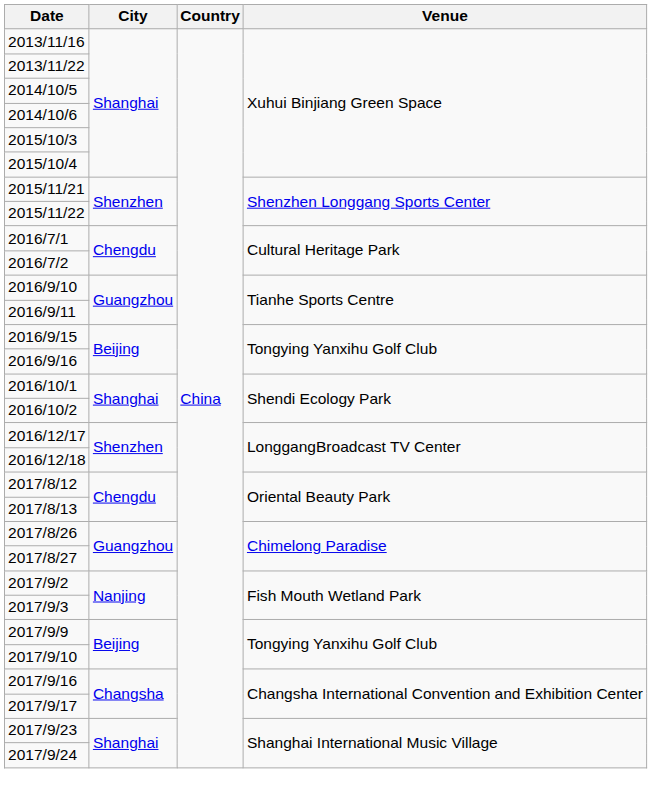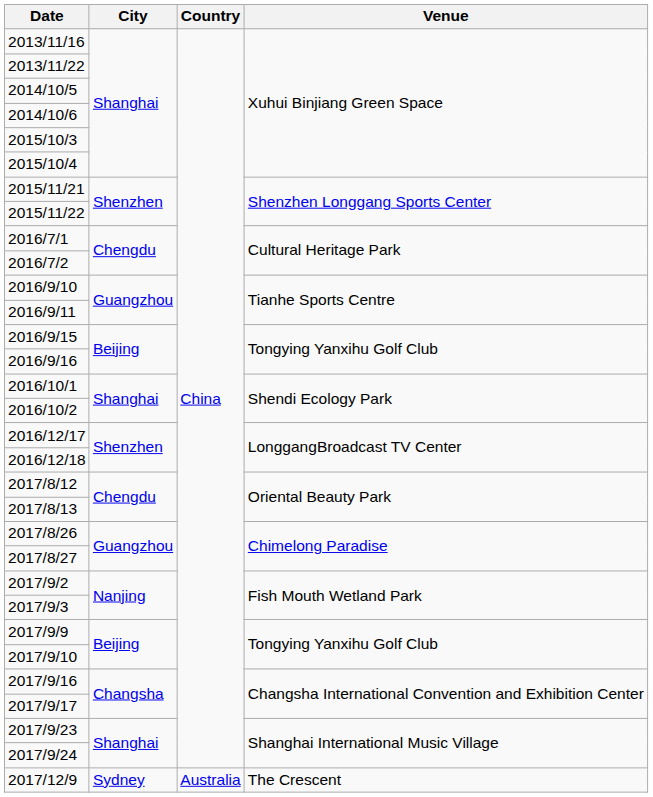+ row: (43, 779)
